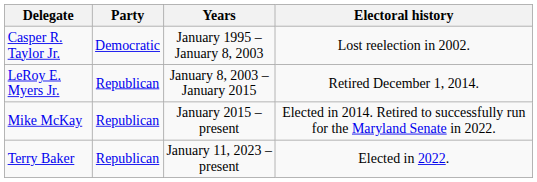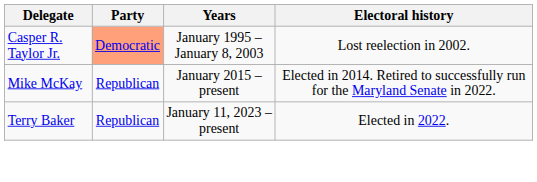(128, 45) no background -> (128, 45) lightsalmon background
- row: (34, 83)
